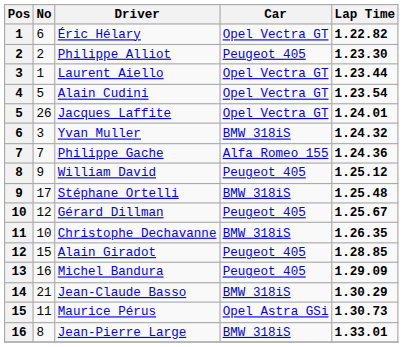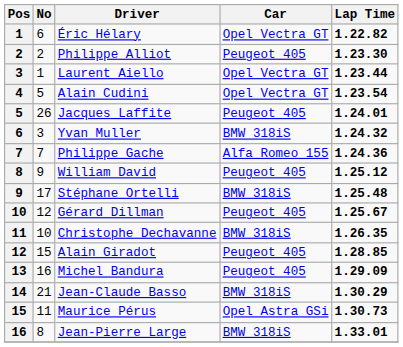(276, 114) Opel Vectra GT -> (264, 114) Peugeot 405
